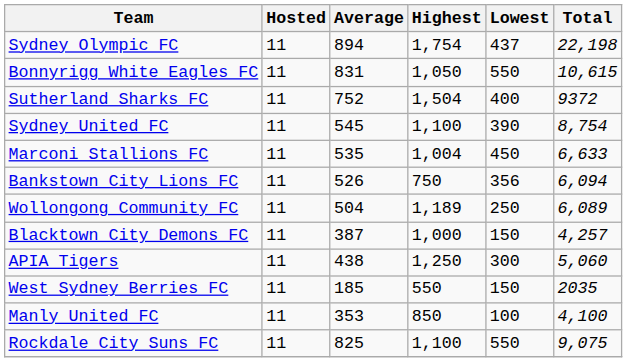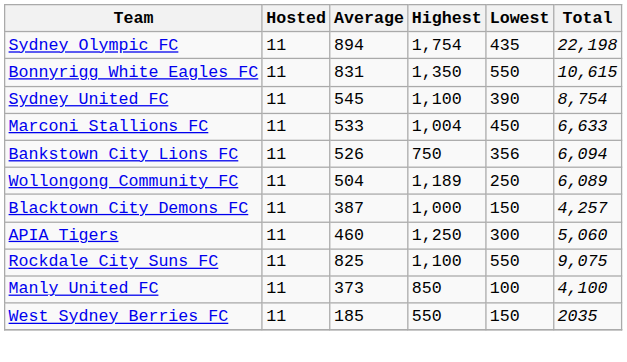(505, 45) 437 -> (505, 45) 435
(437, 72) 1,050 -> (437, 72) 1,350
- row: (108, 100)
(349, 154) 535 -> (349, 127) 533
(349, 262) 438 -> (349, 235) 460
rows swapped: (113, 344) <-> (118, 289)
(349, 317) 353 -> (349, 289) 373
